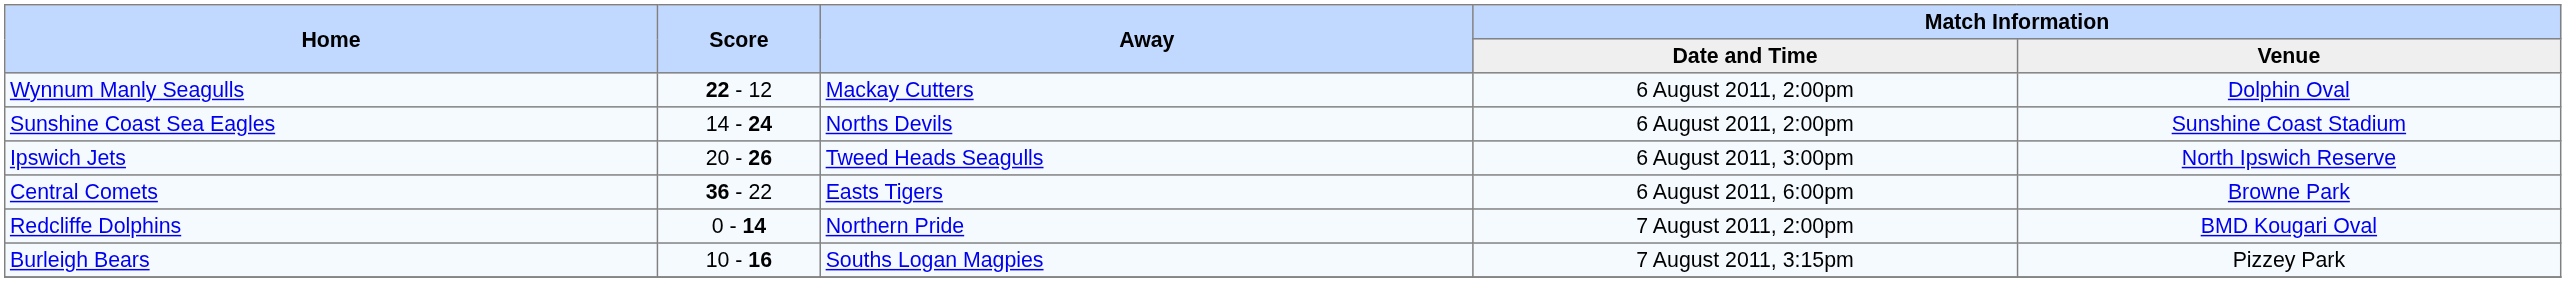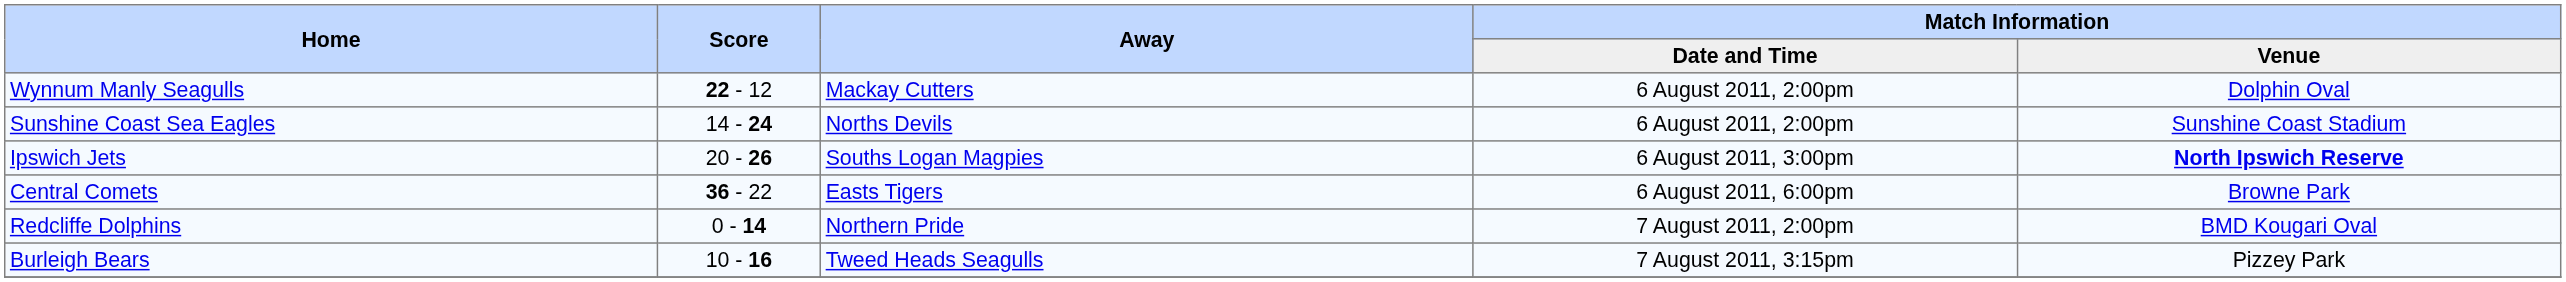(935, 158) Tweed Heads Seagulls -> (935, 158) Souths Logan Magpies
(2289, 158) normal -> (2289, 158) bold
(935, 260) Souths Logan Magpies -> (935, 260) Tweed Heads Seagulls
